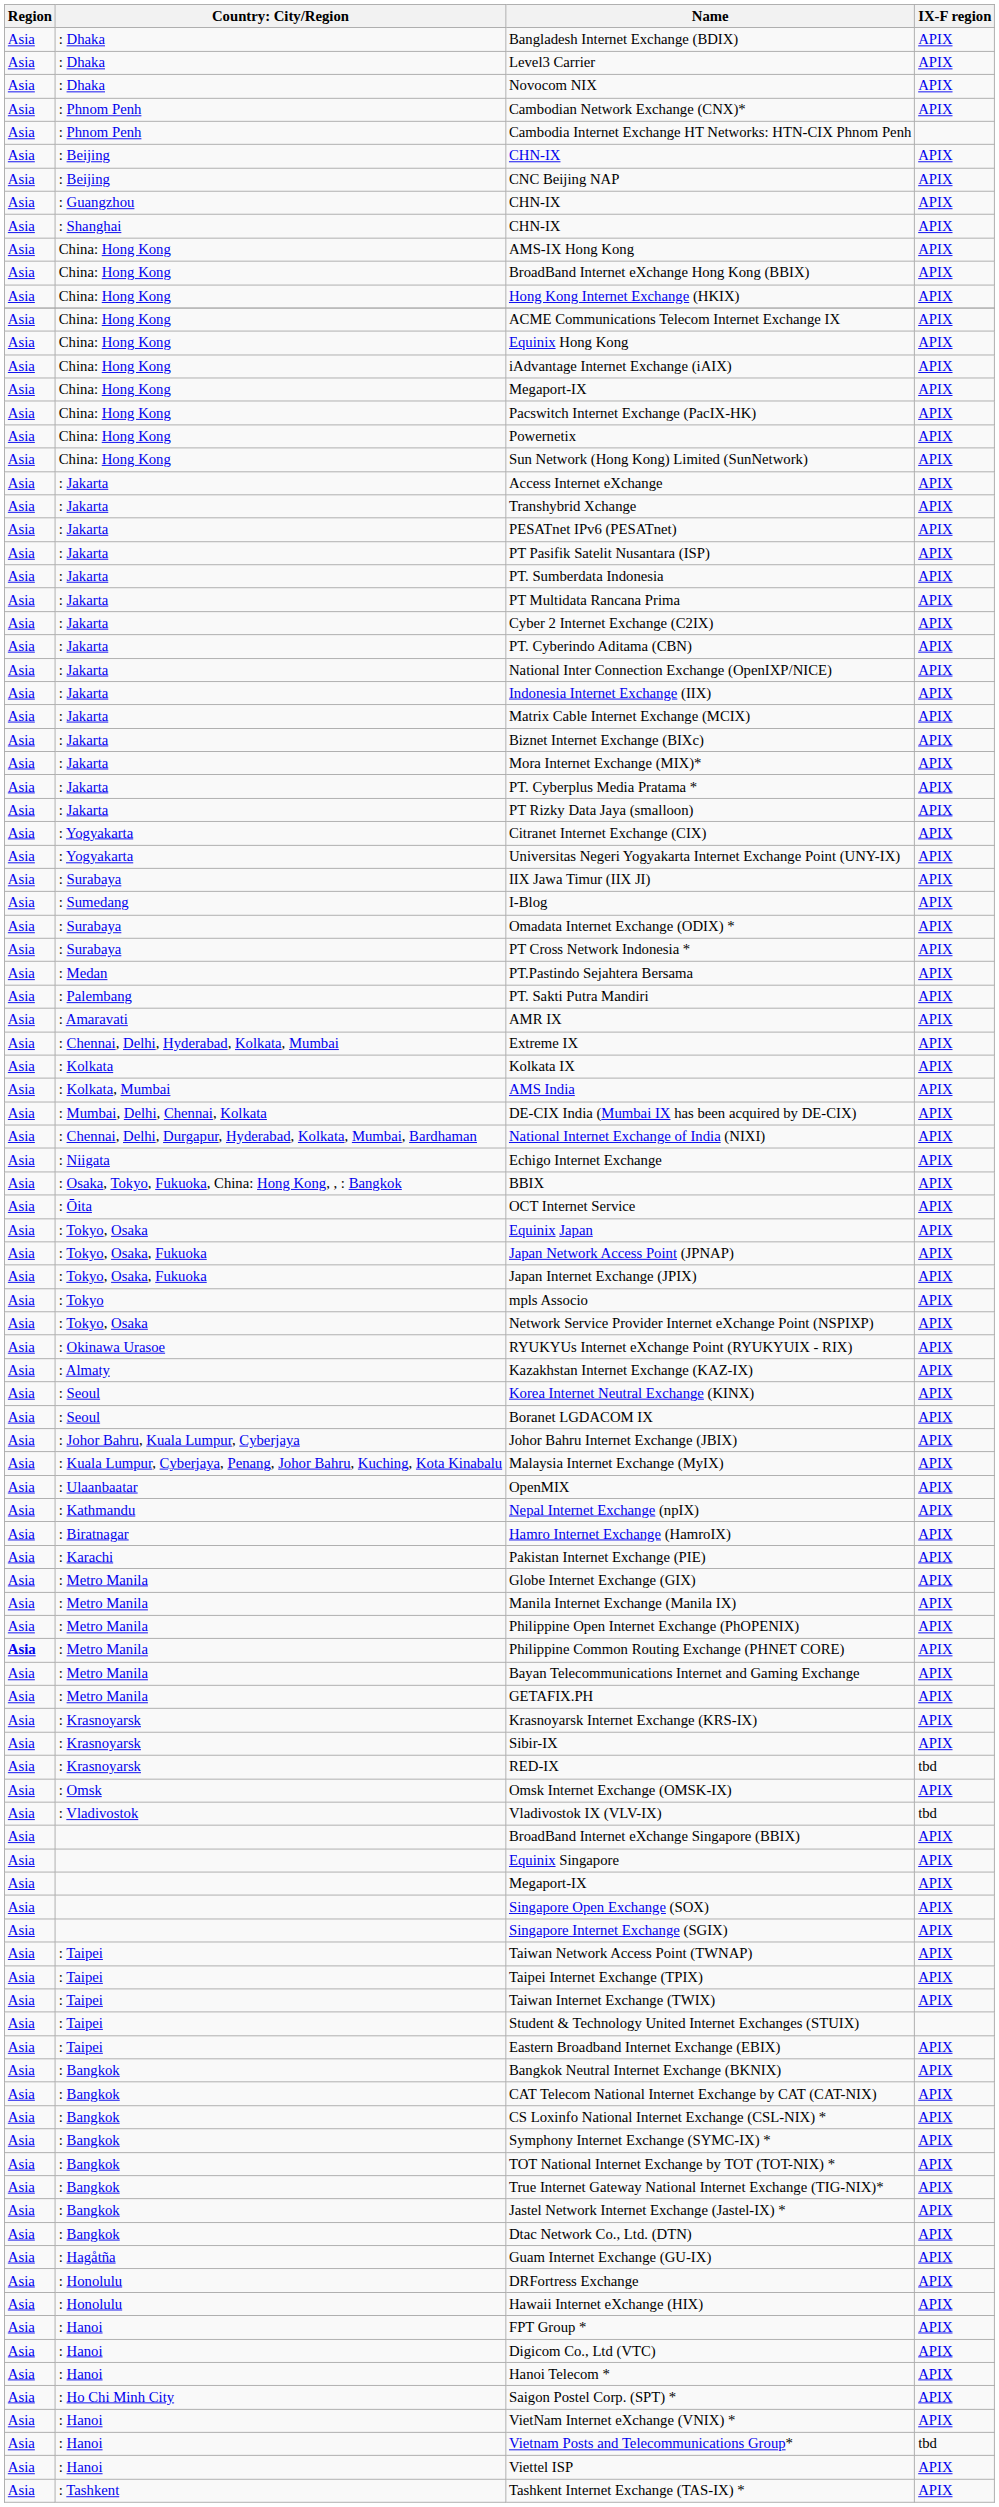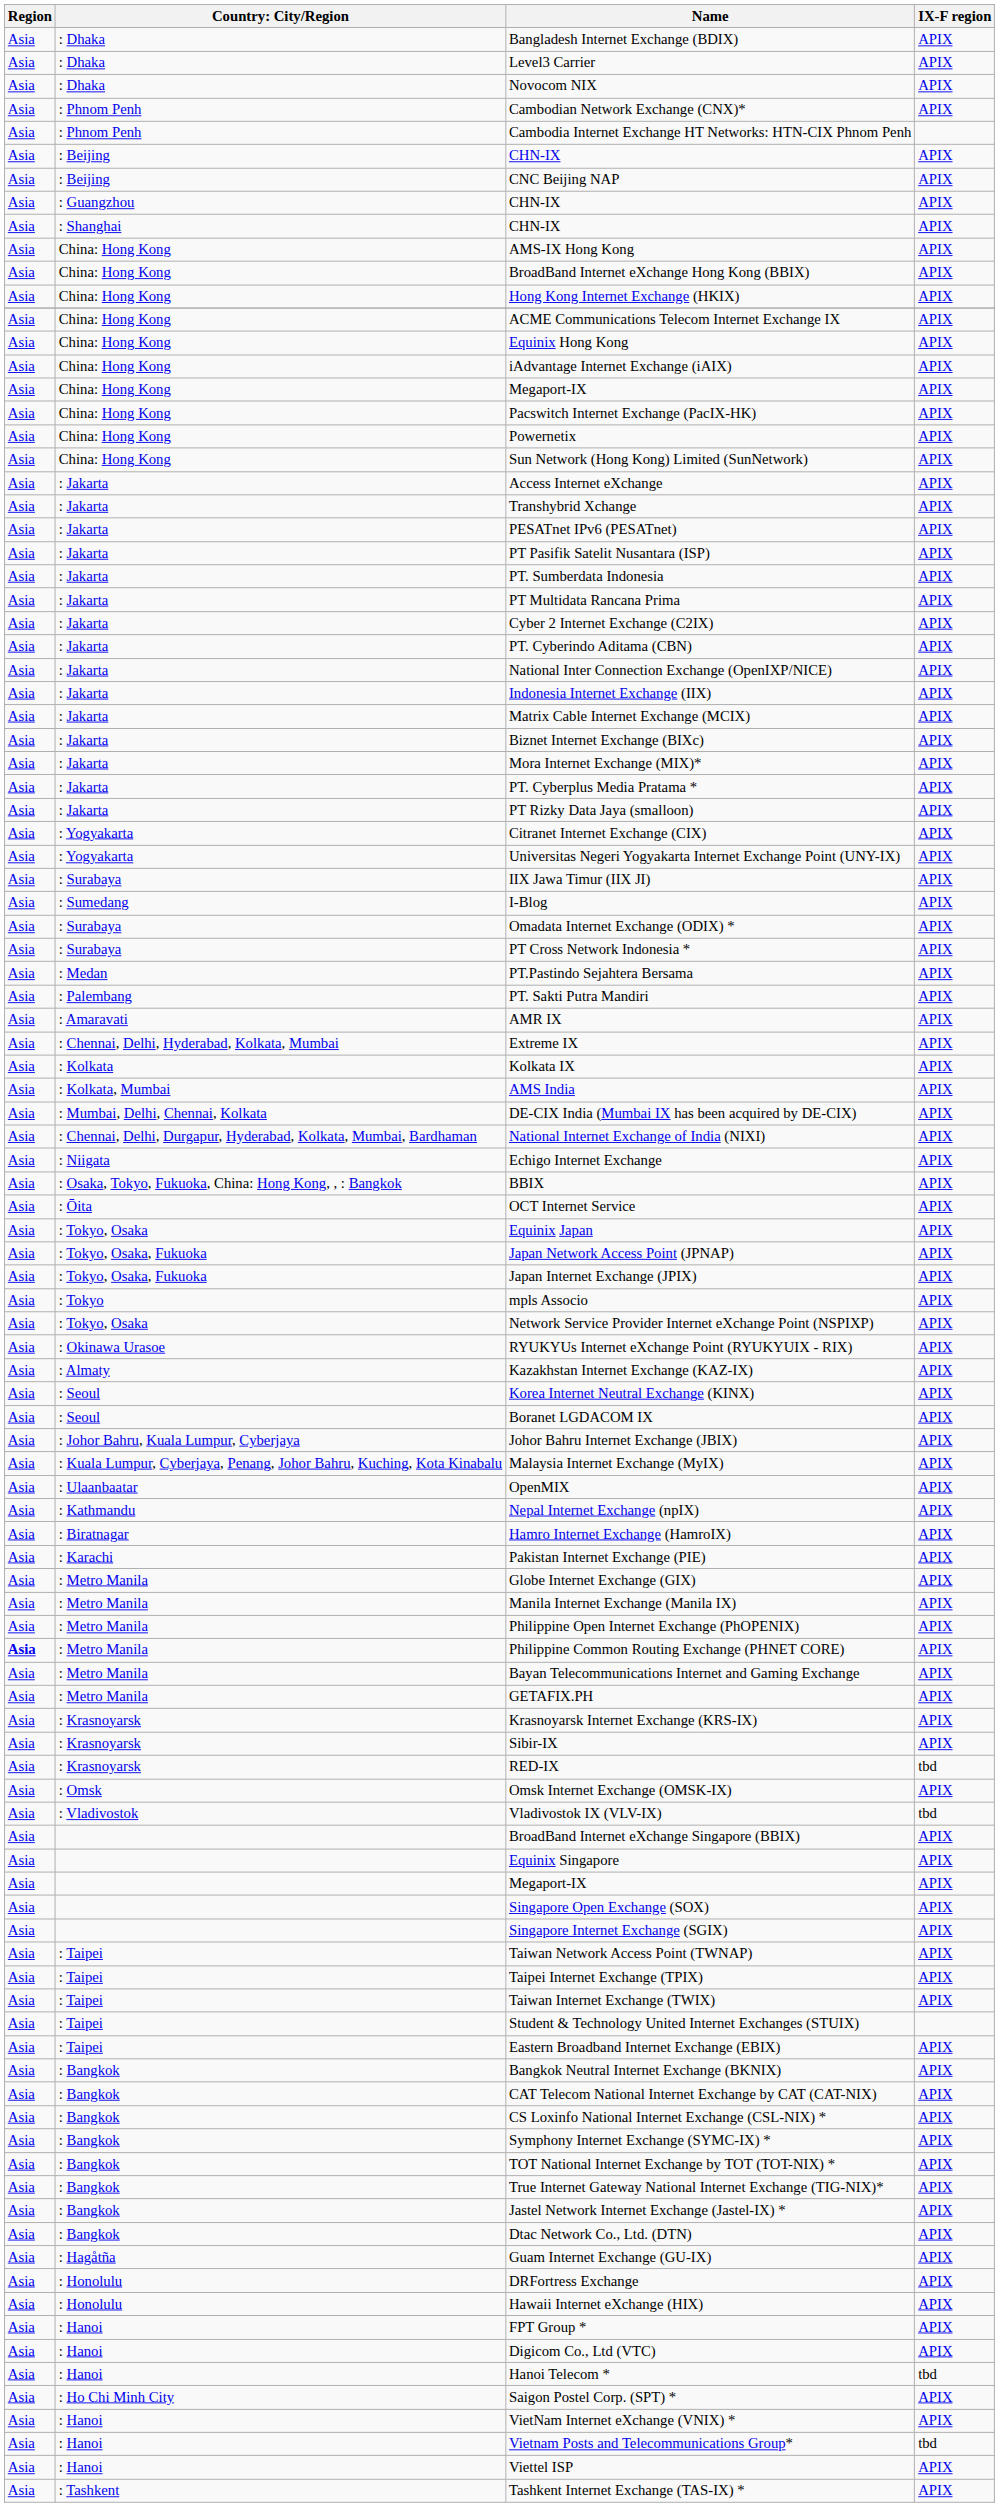(935, 2374) APIX -> (928, 2374) tbd
